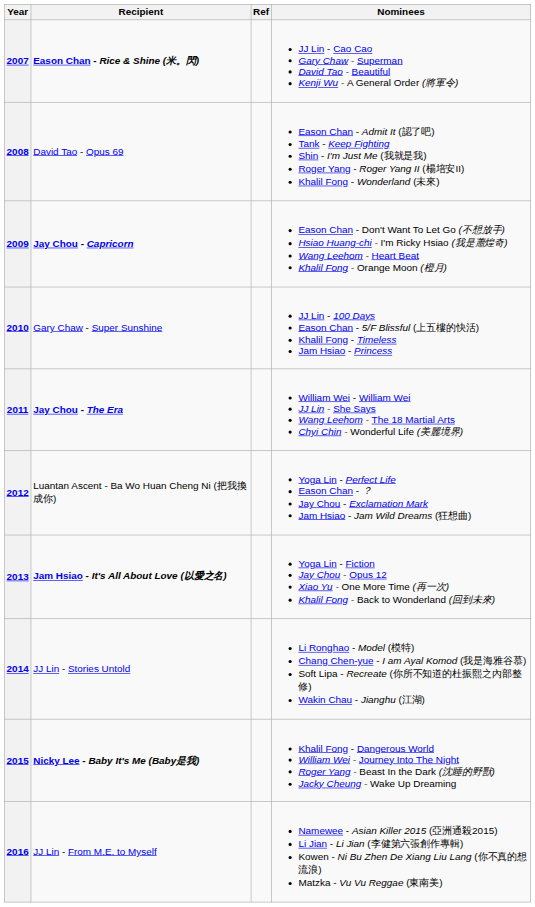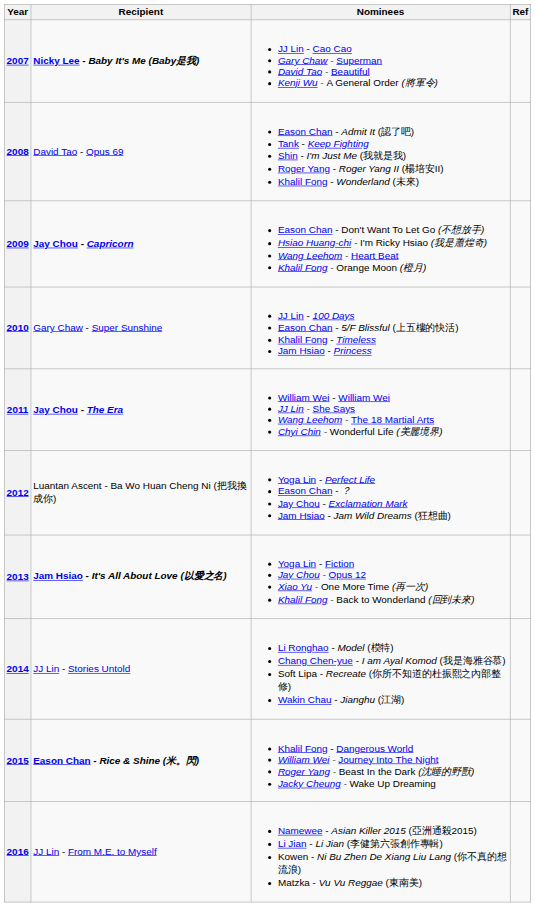columns swapped: (401, 12) <-> (261, 12)
(116, 60) Eason Chan - Rice & Shine (米。閃) -> (116, 60) Nicky Lee - Baby It's Me (Baby是我)
(116, 760) Nicky Lee - Baby It's Me (Baby是我) -> (116, 760) Eason Chan - Rice & Shine (米。閃)
